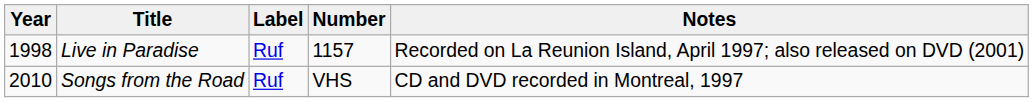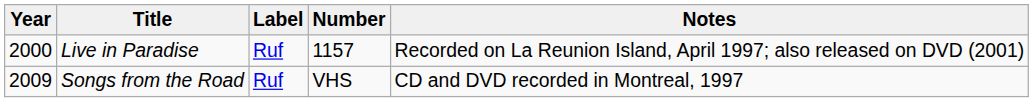(31, 50) 1998 -> (31, 50) 2000
(31, 81) 2010 -> (31, 81) 2009
